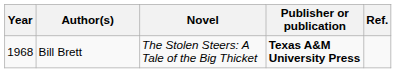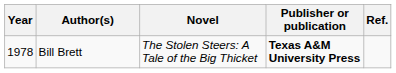(20, 51) 1968 -> (20, 51) 1978
